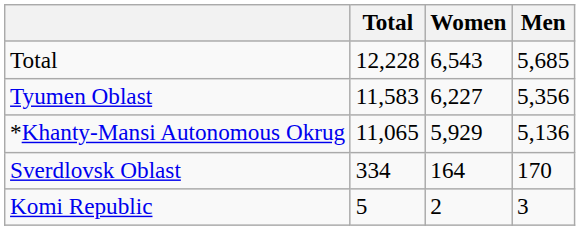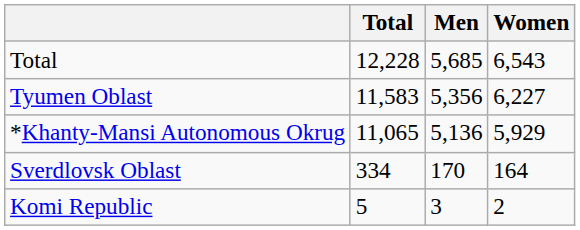columns swapped: (543, 22) <-> (468, 22)
